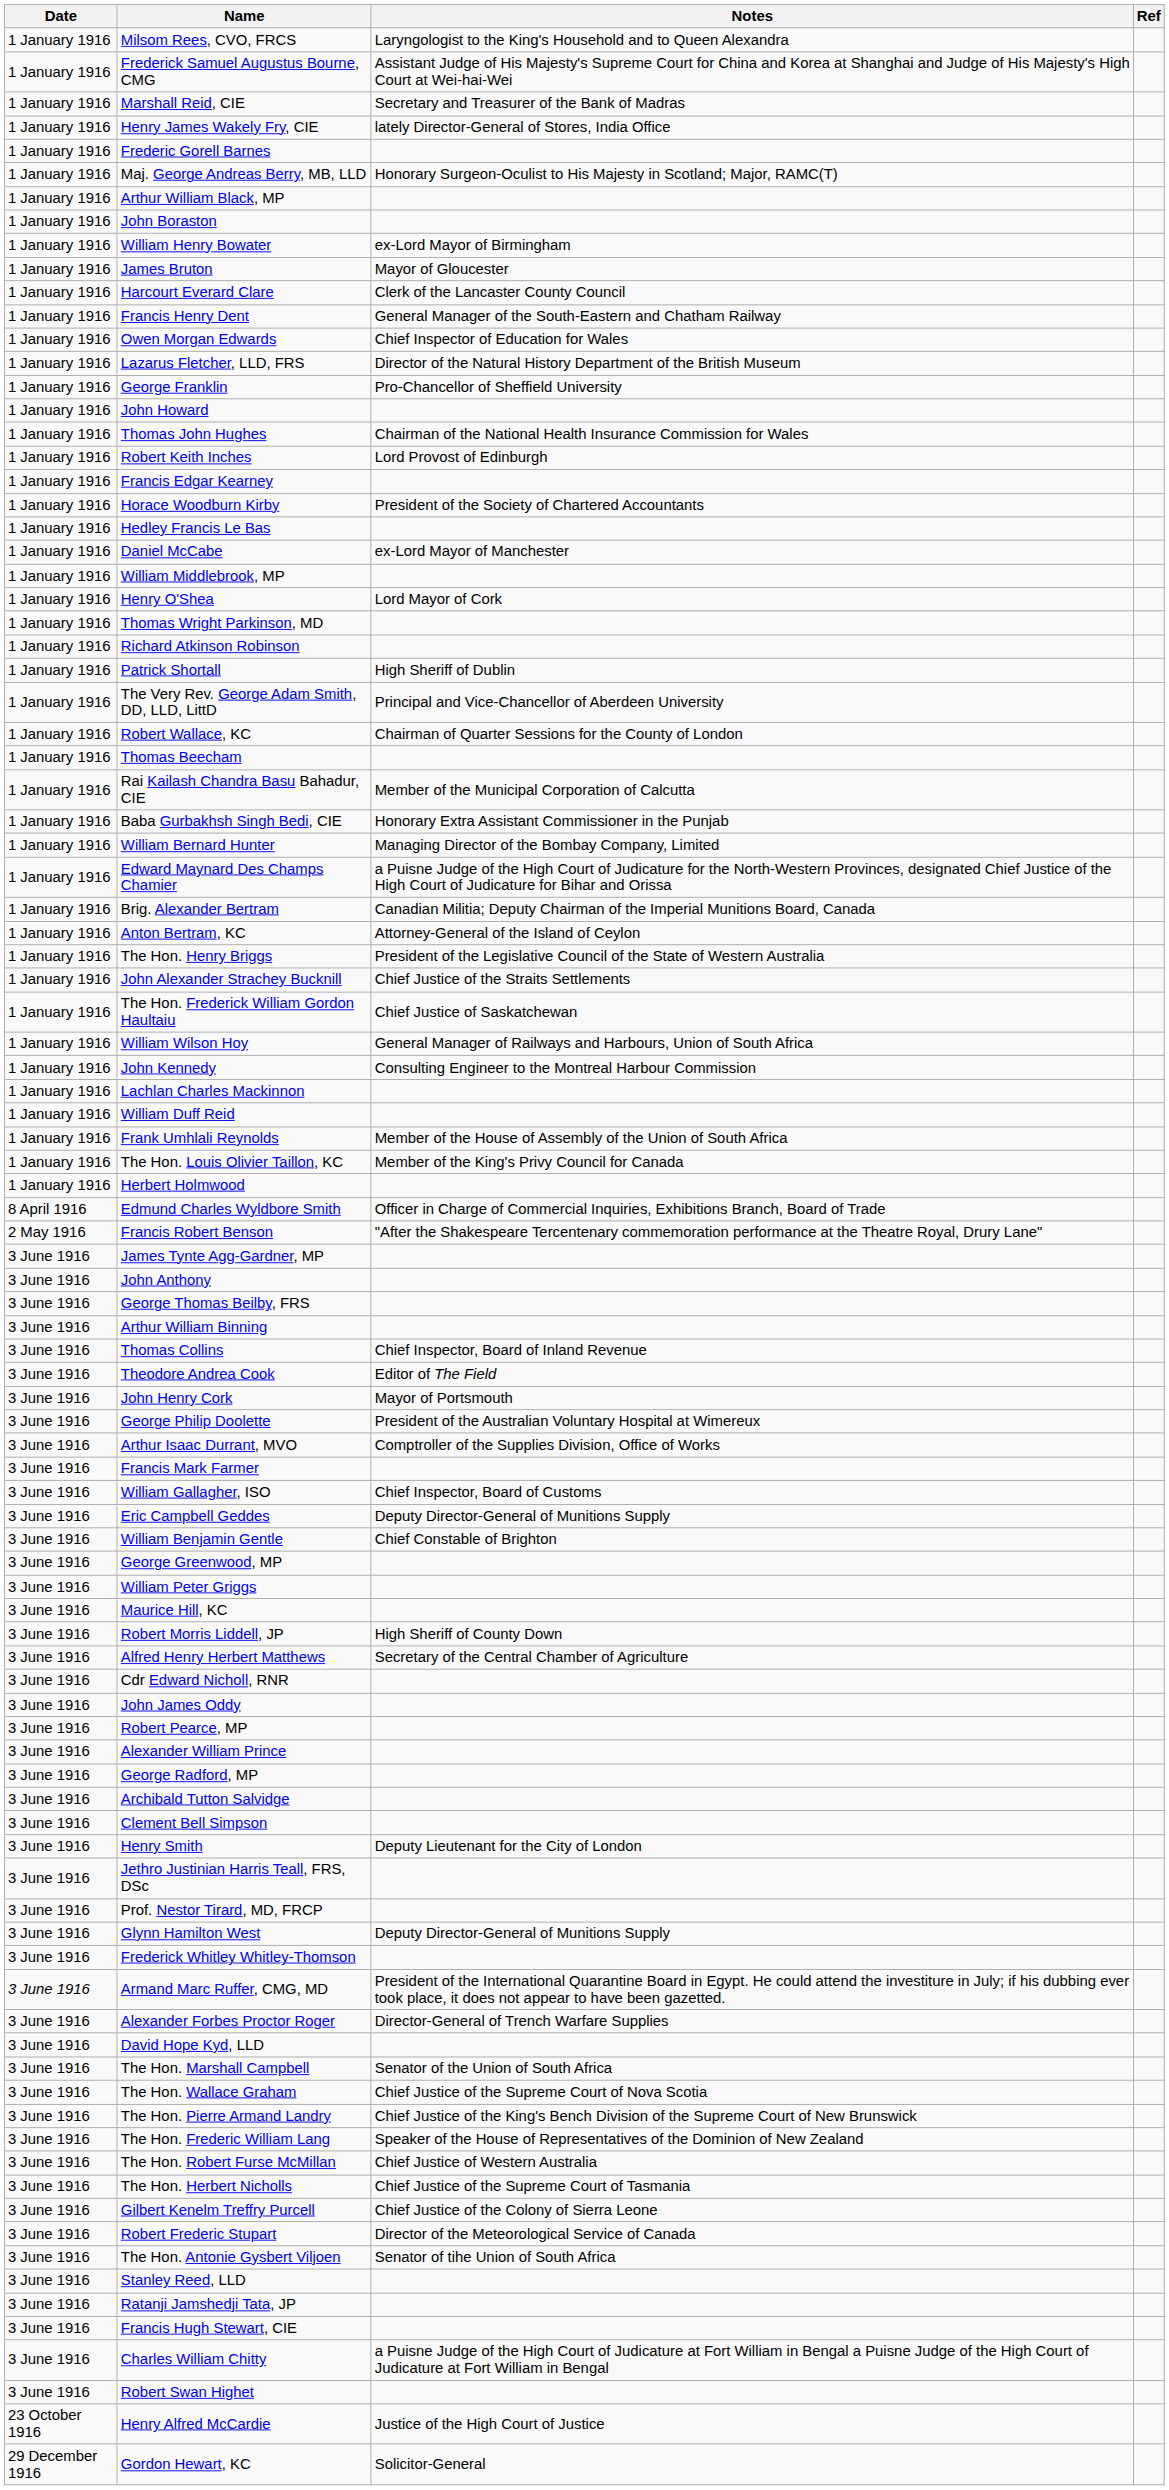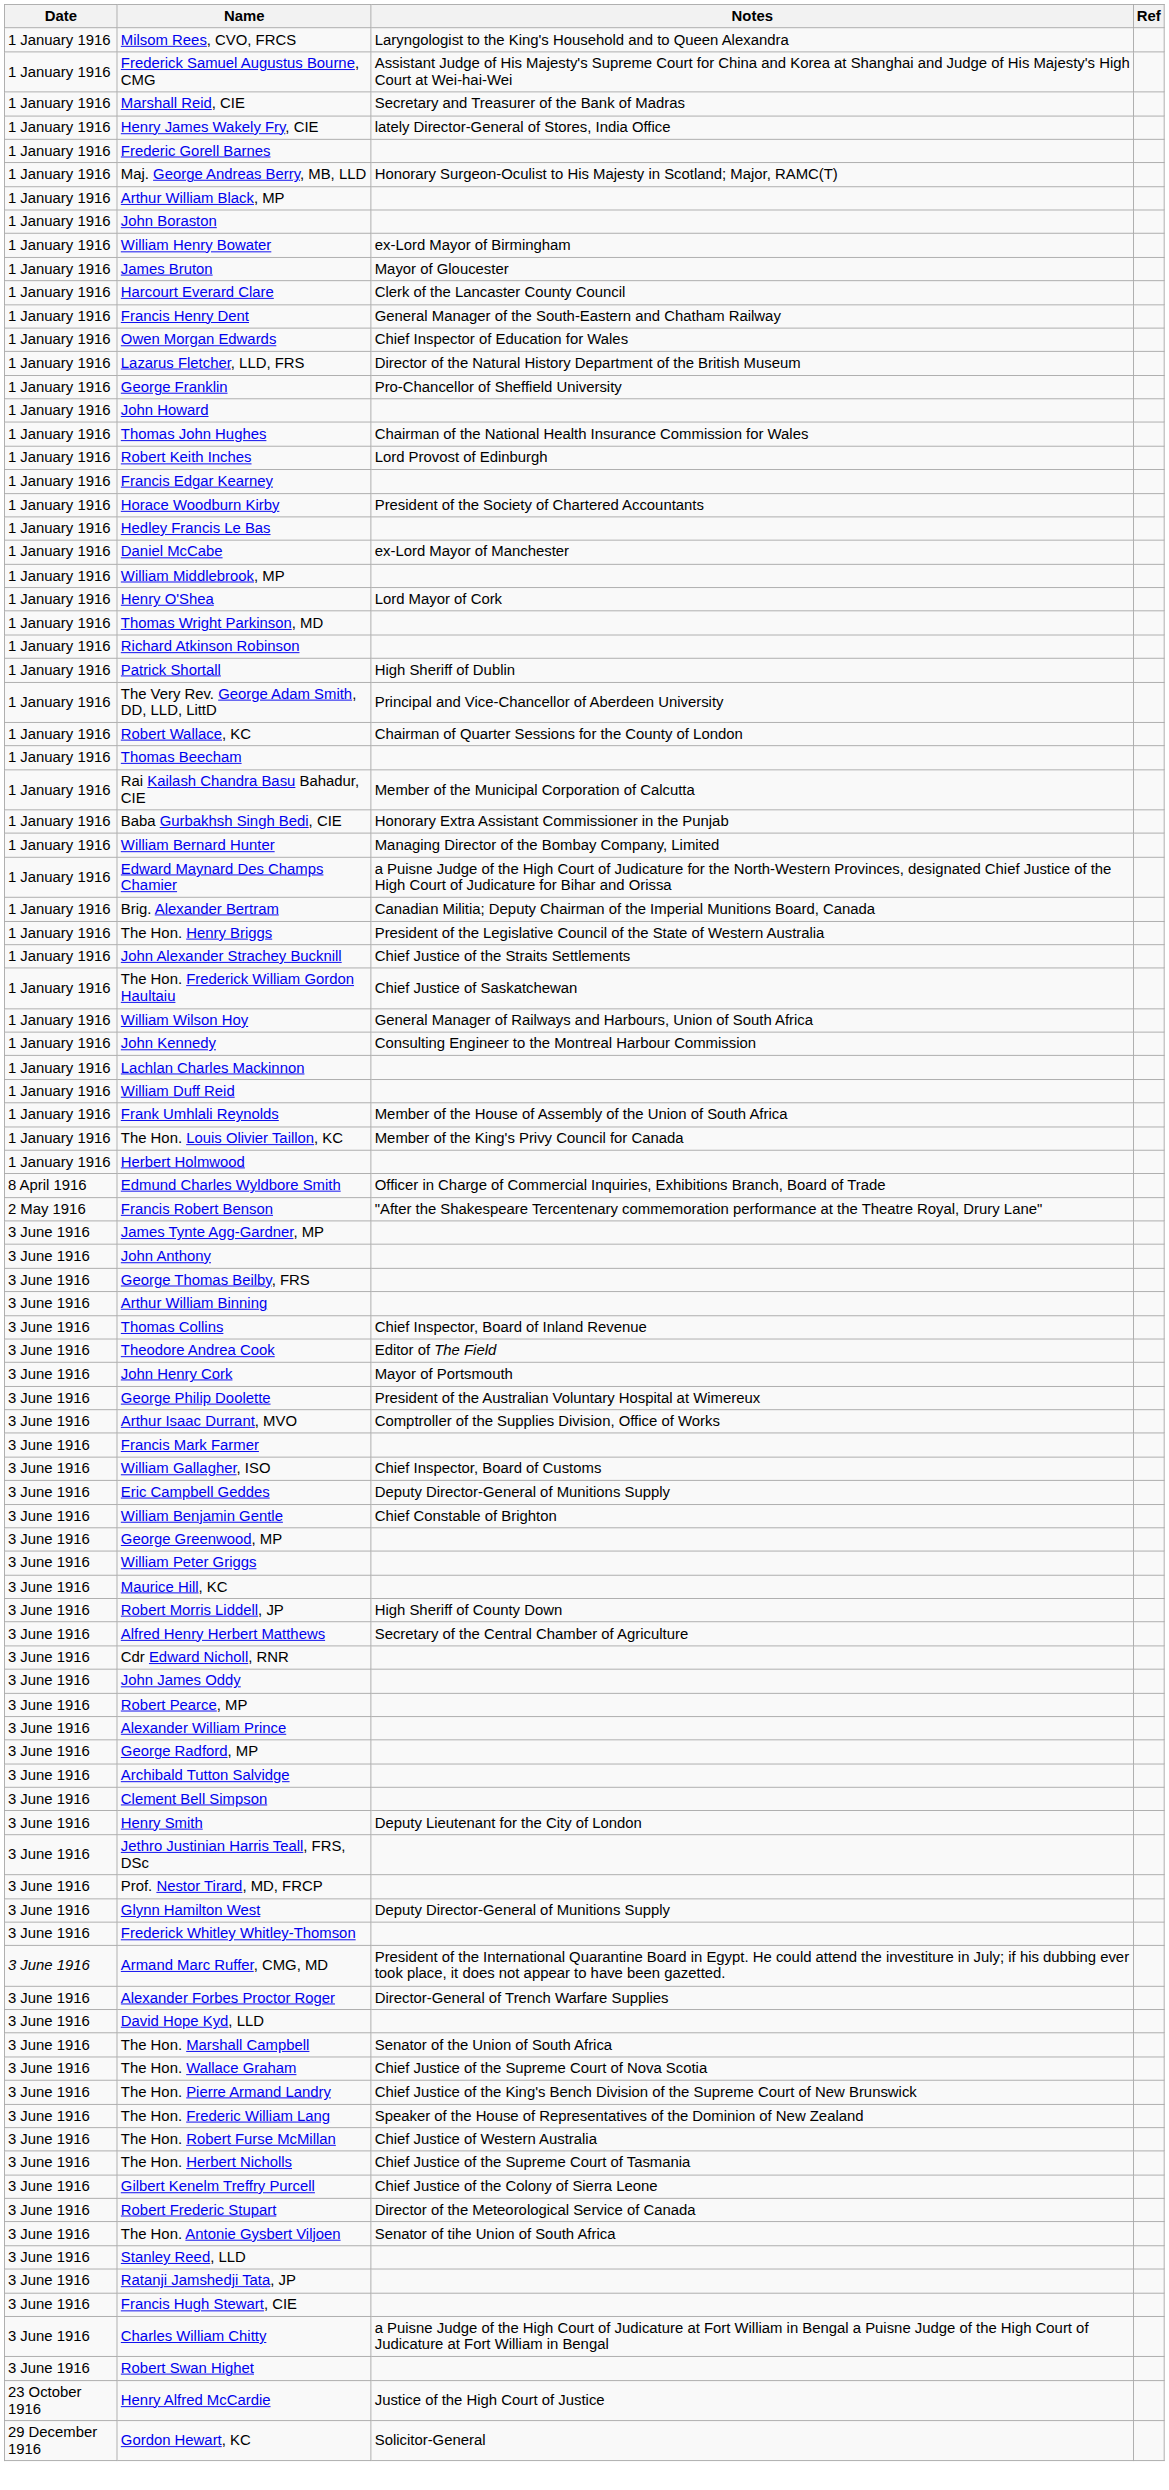- row: (183, 932)
